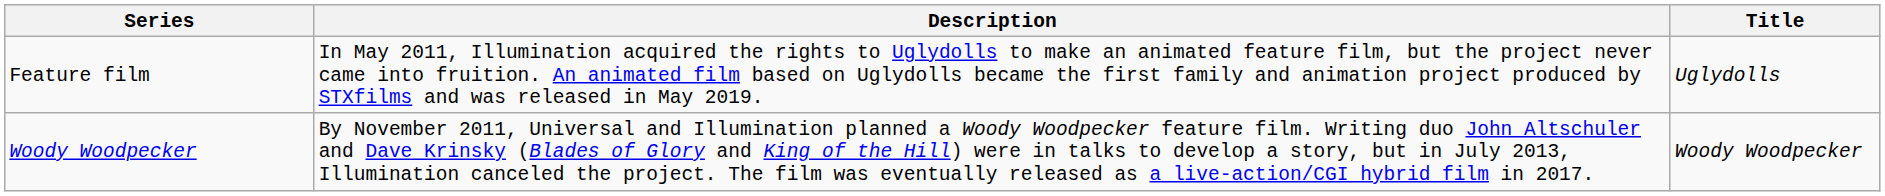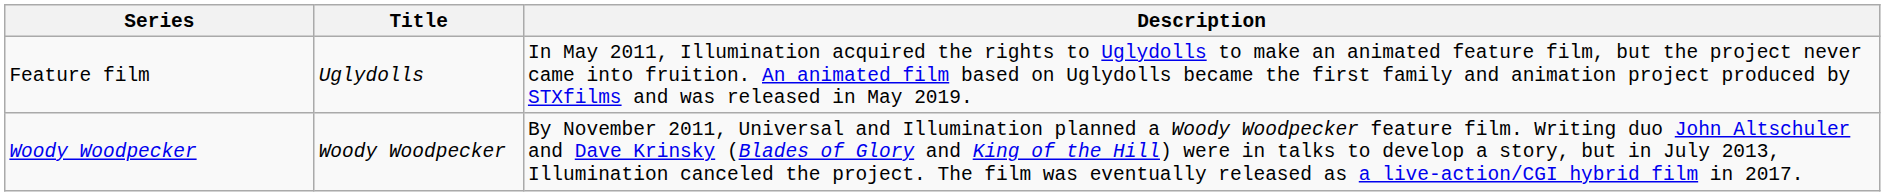columns swapped: (1775, 21) <-> (992, 21)
